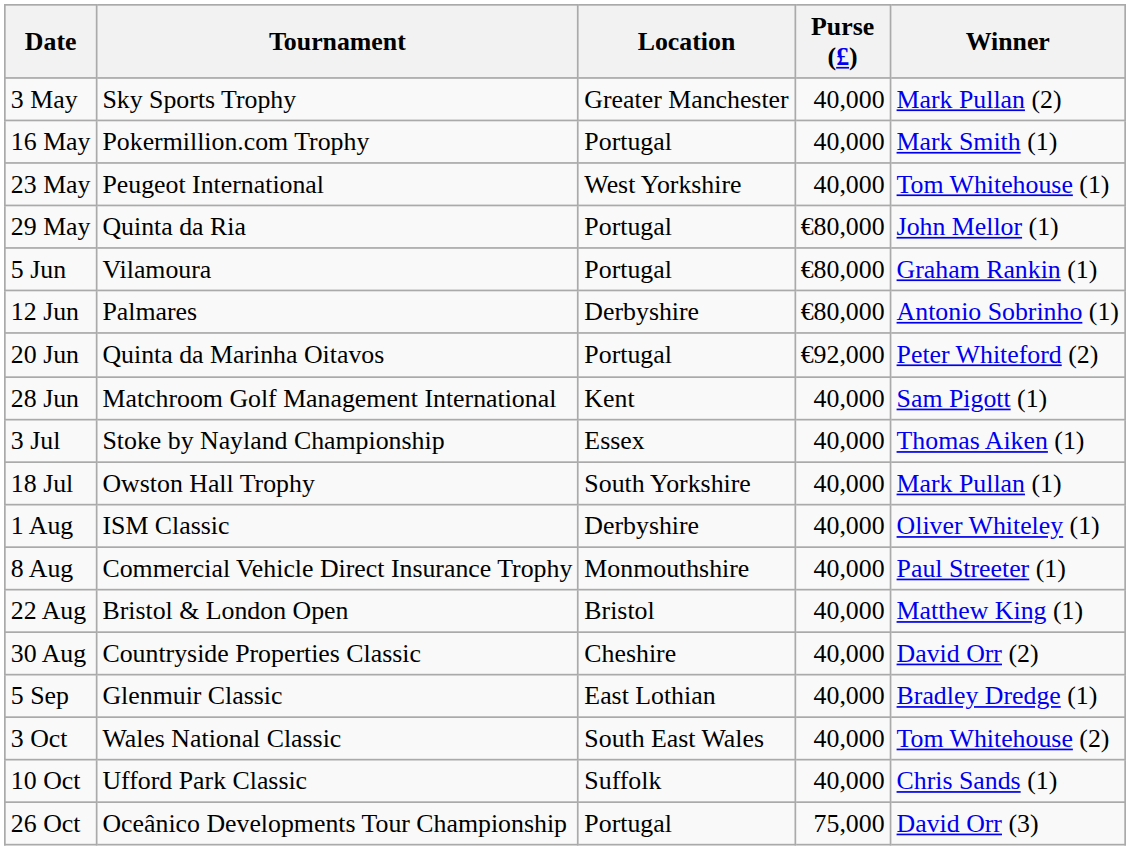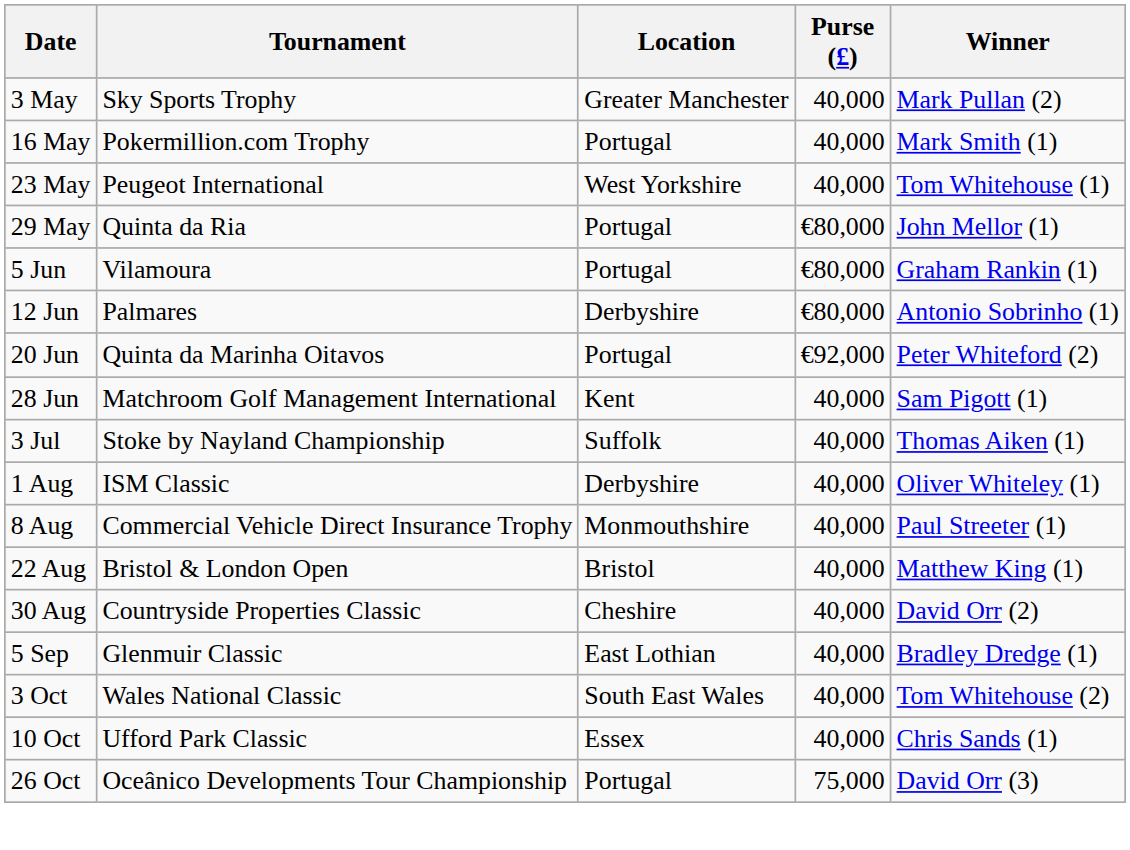(614, 440) Essex -> (623, 440) Suffolk
- row: (42, 482)
(623, 780) Suffolk -> (614, 738) Essex
